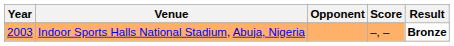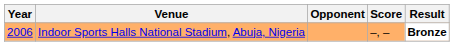(20, 32) 2003 -> (20, 32) 2006
